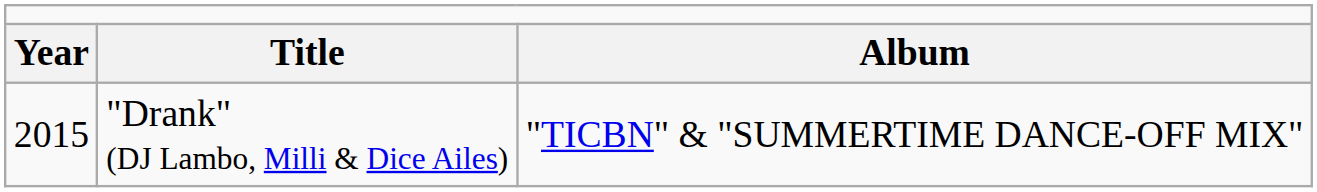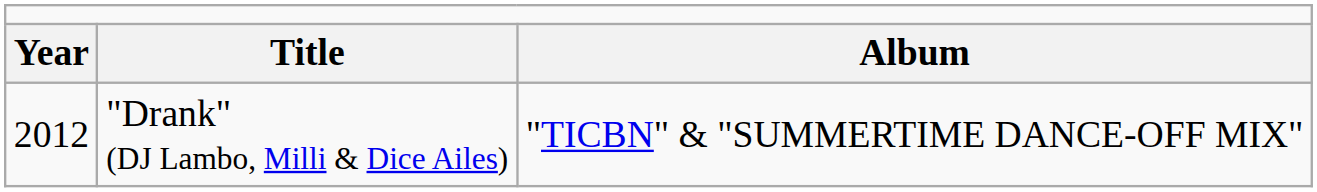(51, 133) 2015 -> (51, 133) 2012
